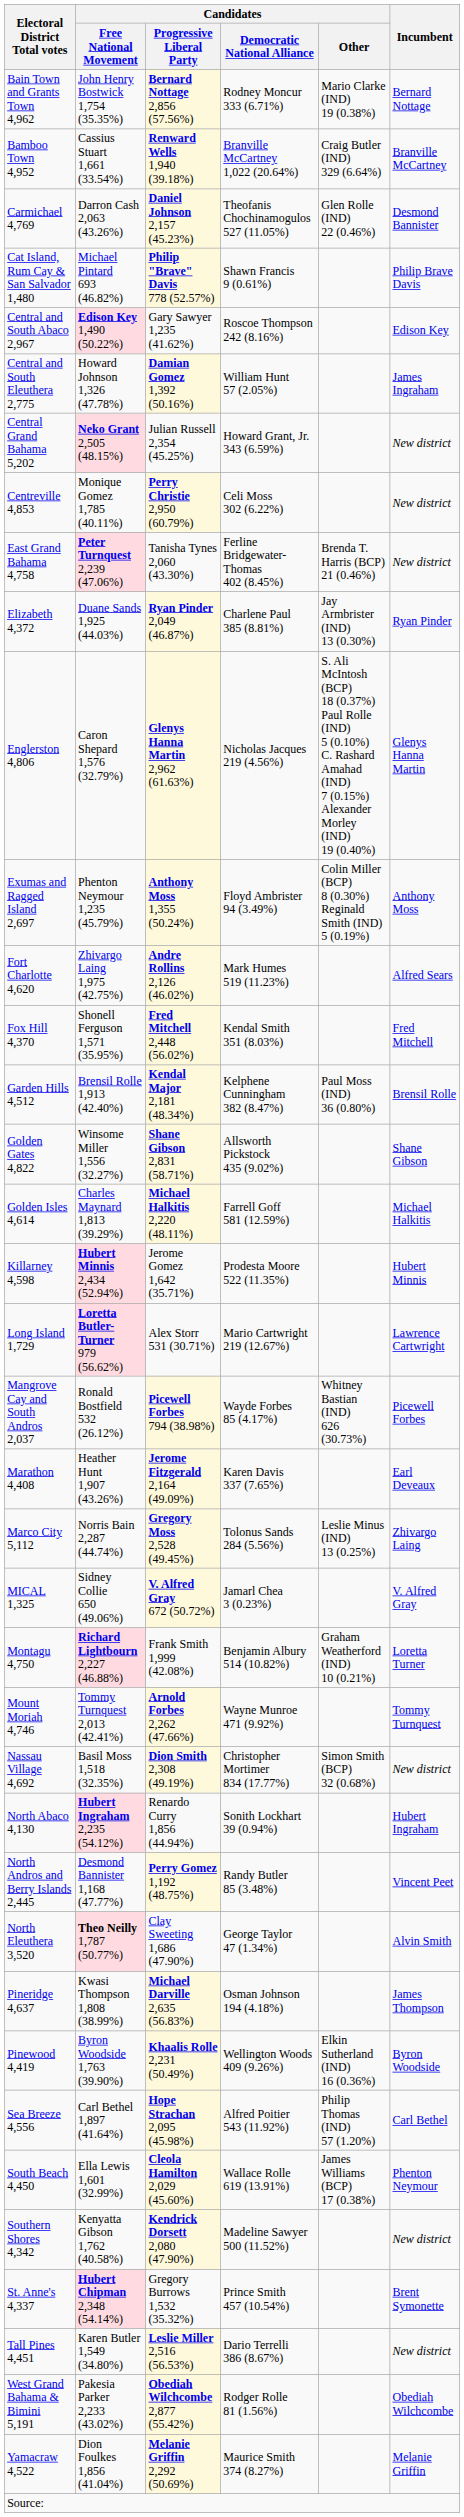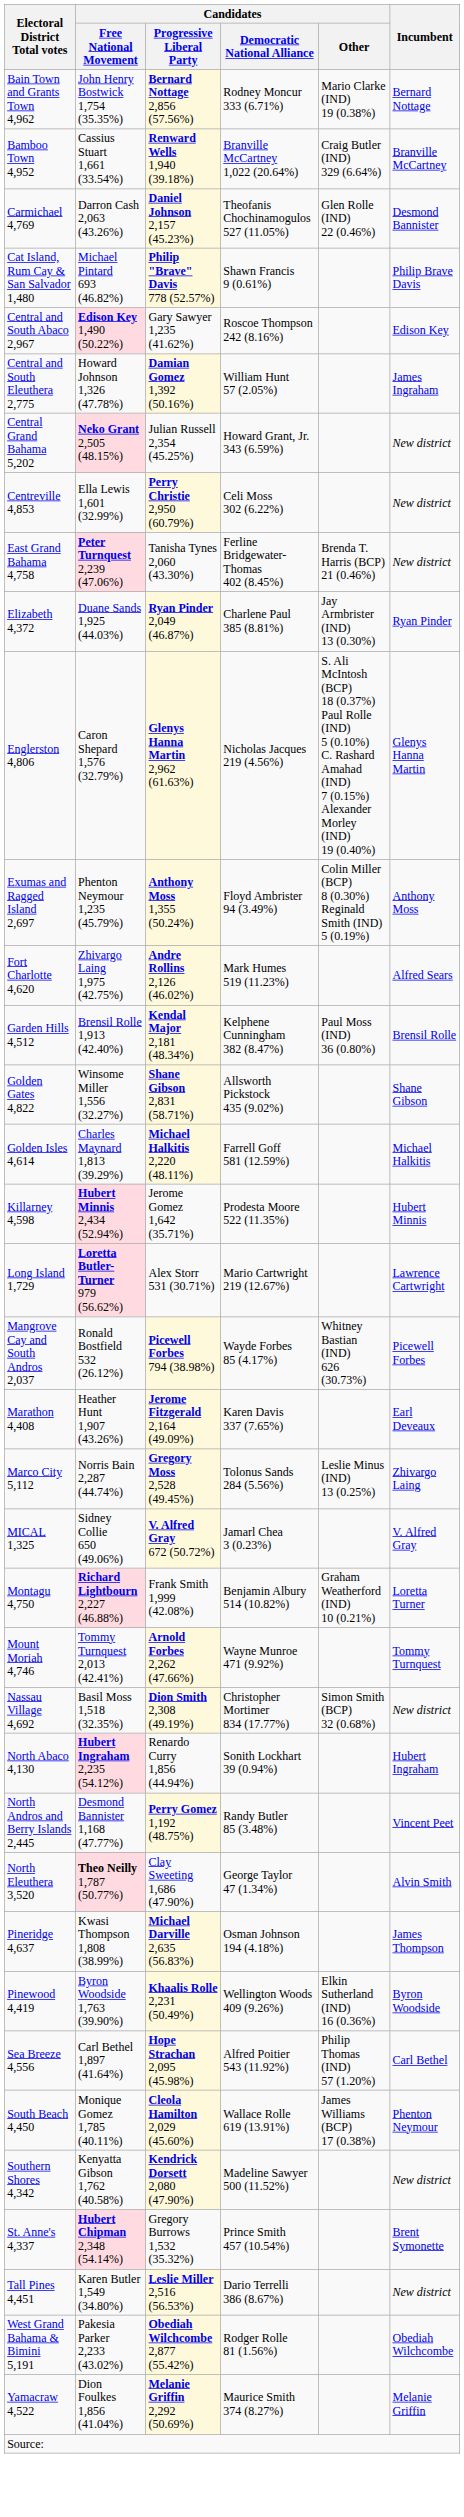(100, 502) Monique Gomez 1,785 (40.11%) -> (104, 502) Ella Lewis 1,601 (32.99%)
- row: (27, 1035)
(104, 2179) Ella Lewis 1,601 (32.99%) -> (100, 2120) Monique Gomez 1,785 (40.11%)
